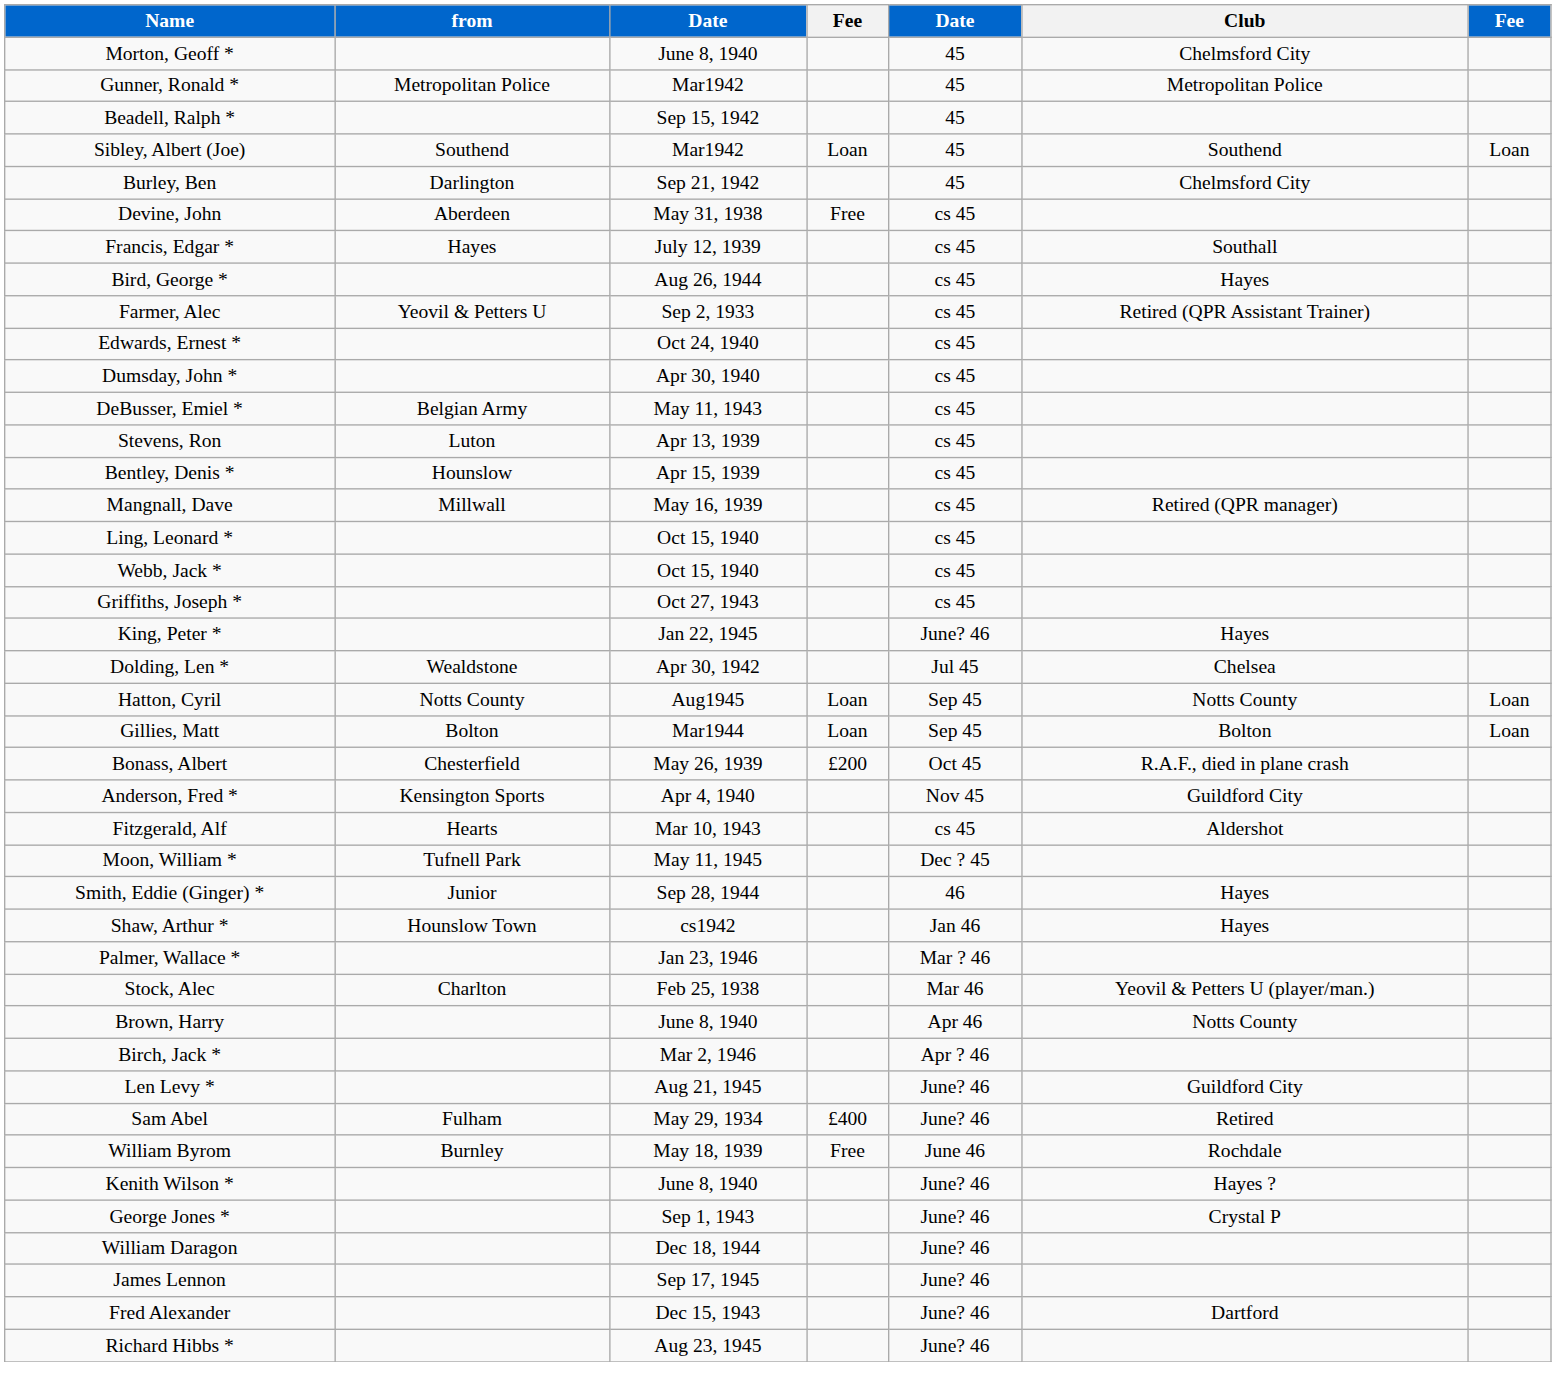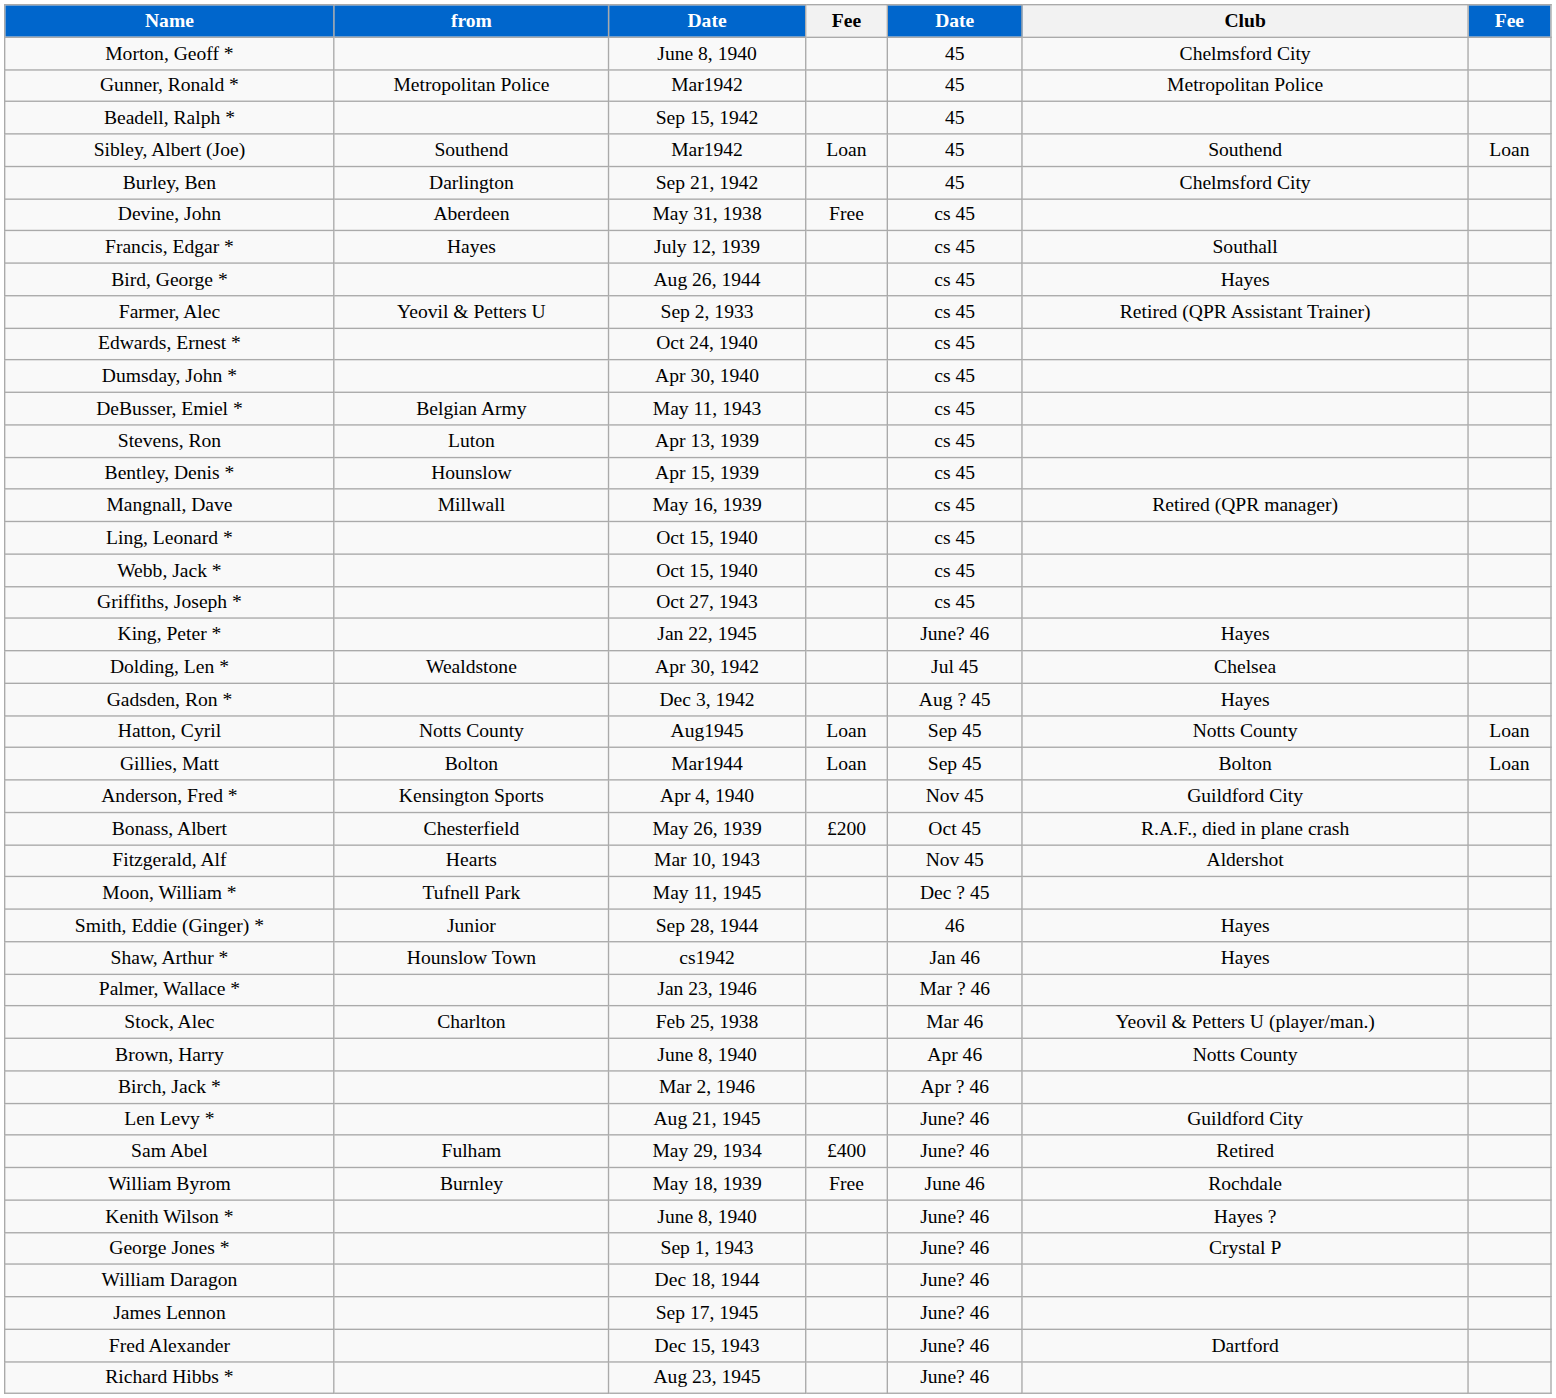+ row: (169, 699)
rows swapped: (170, 763) <-> (170, 796)
(955, 828) cs 45 -> (955, 860) Nov 45
